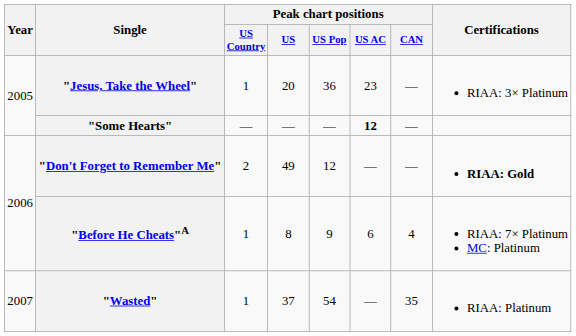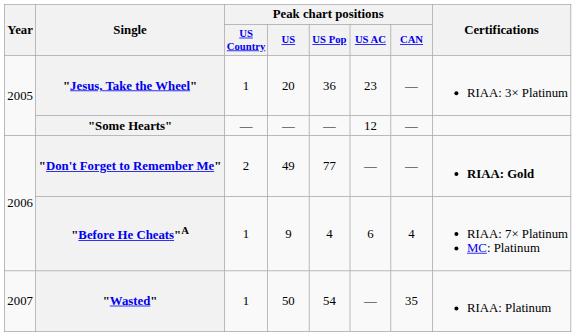(370, 125) bold -> (370, 125) normal
(329, 166) 12 -> (329, 166) 77
(288, 233) 8 -> (288, 233) 9
(329, 233) 9 -> (329, 233) 4
(288, 301) 37 -> (288, 301) 50
